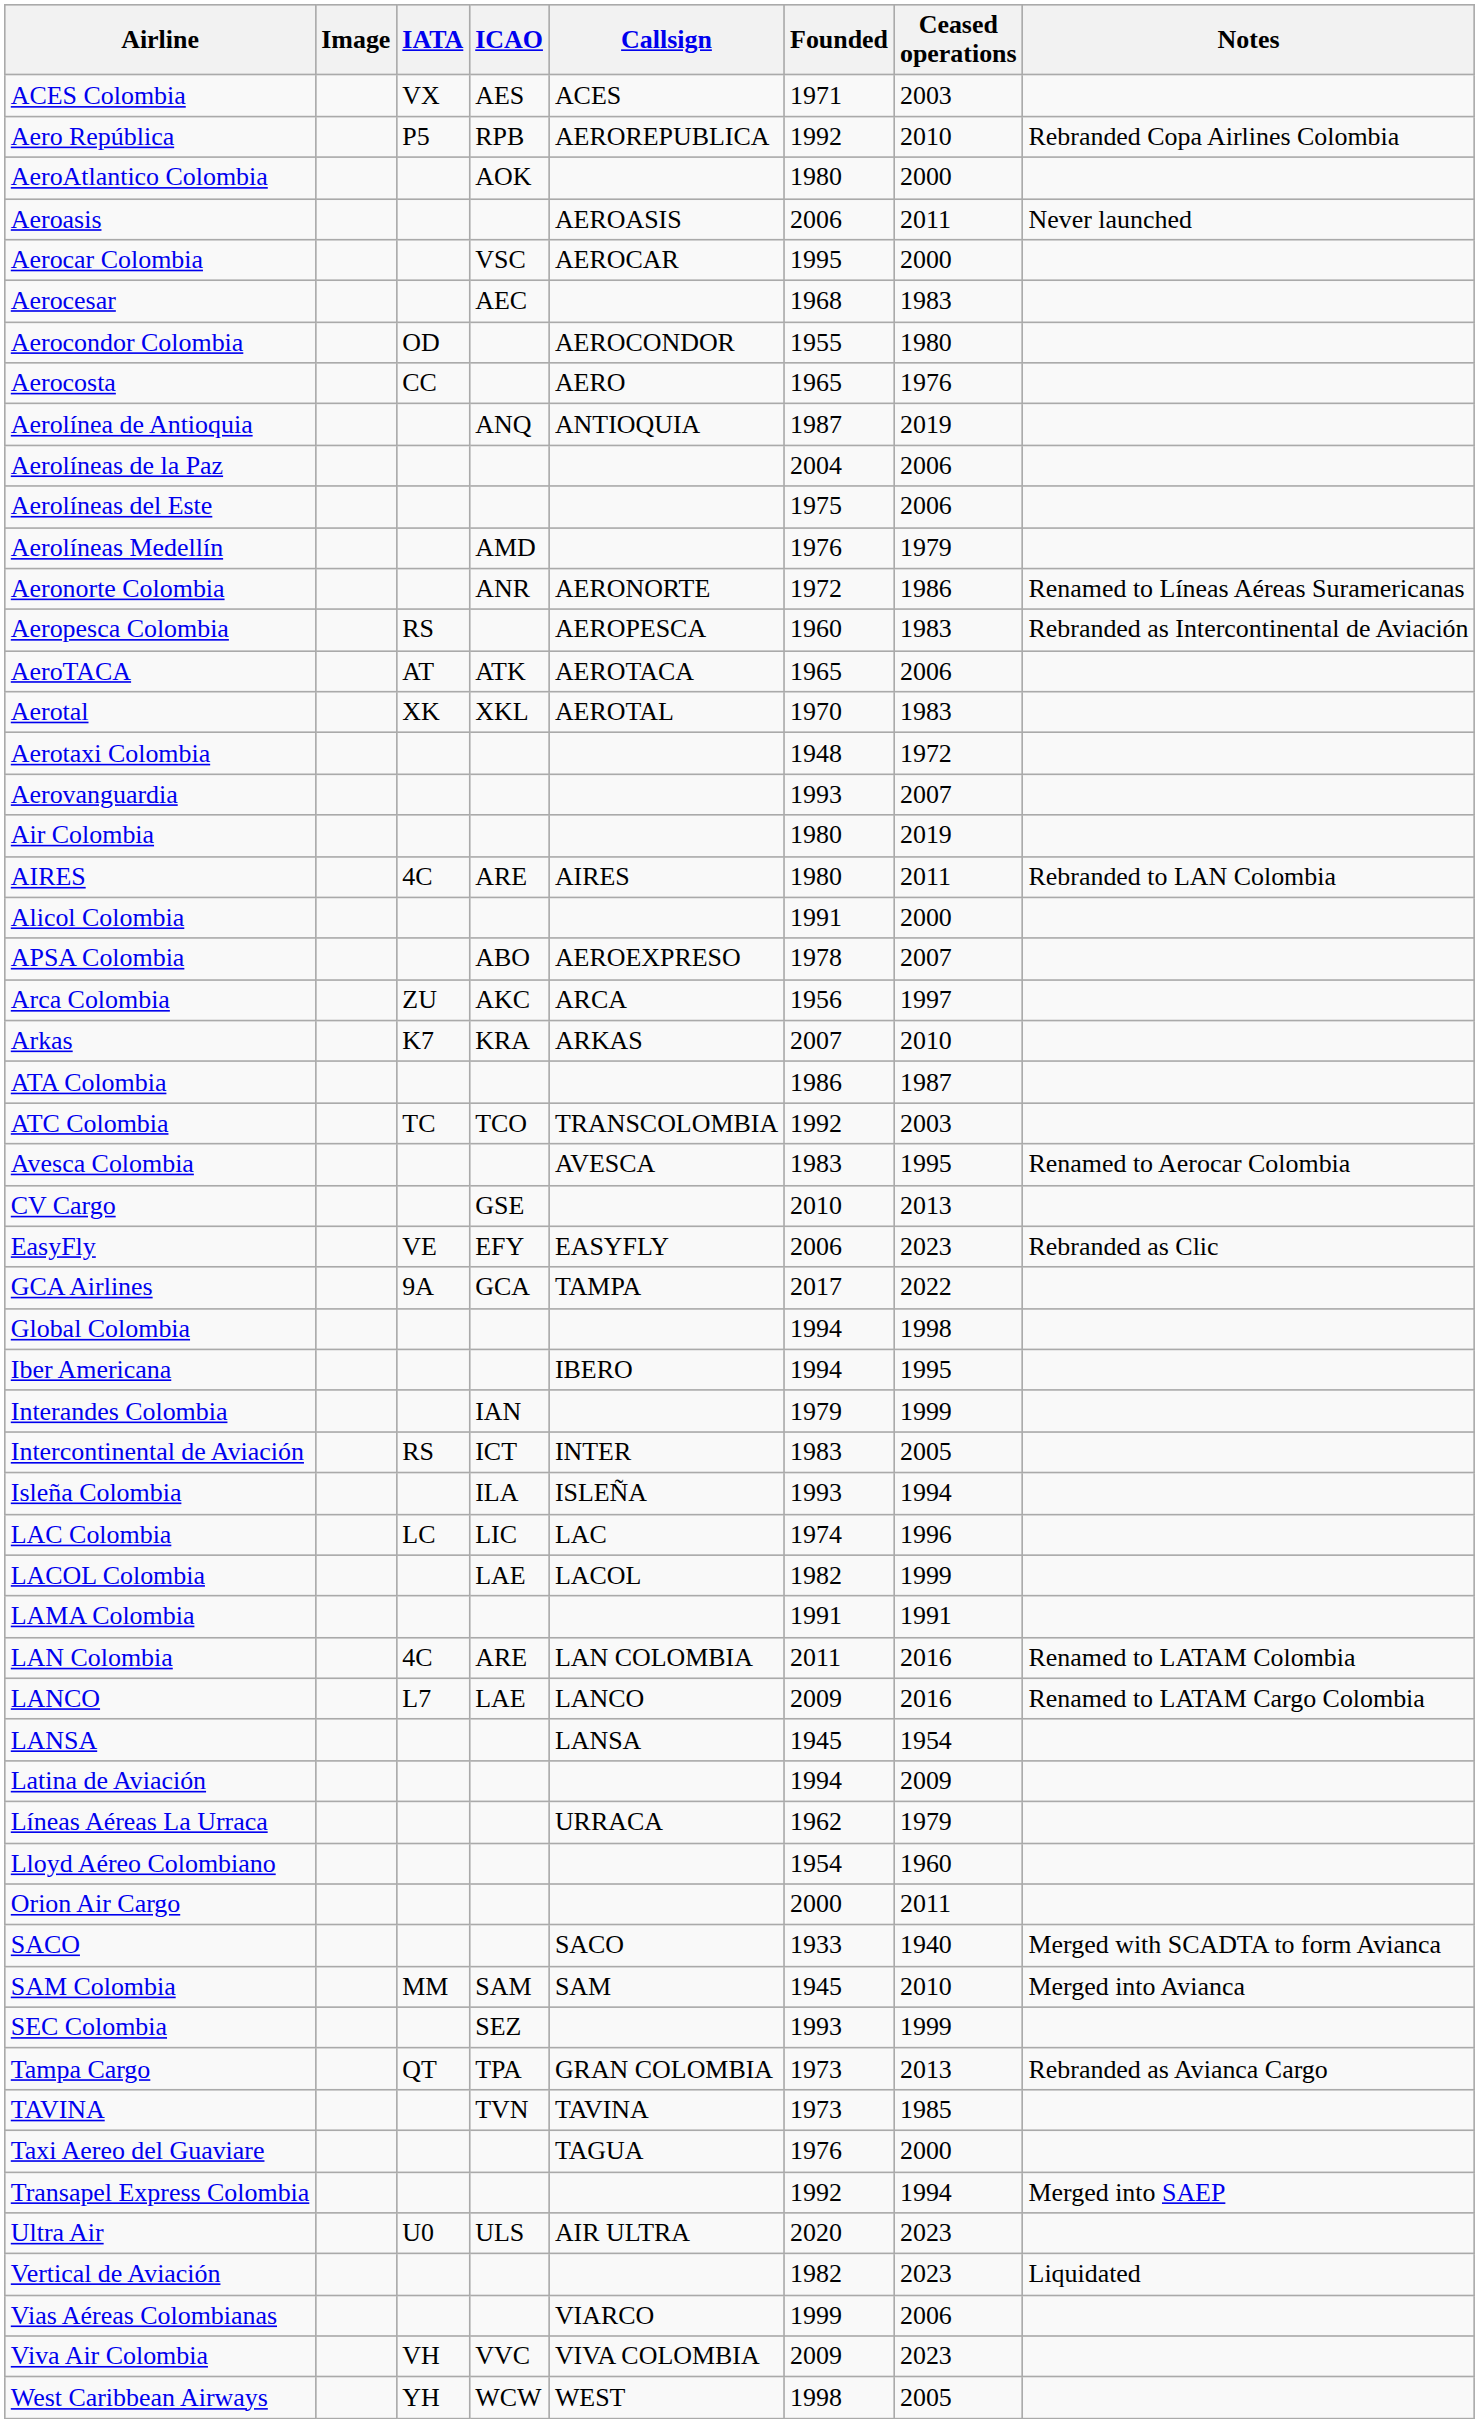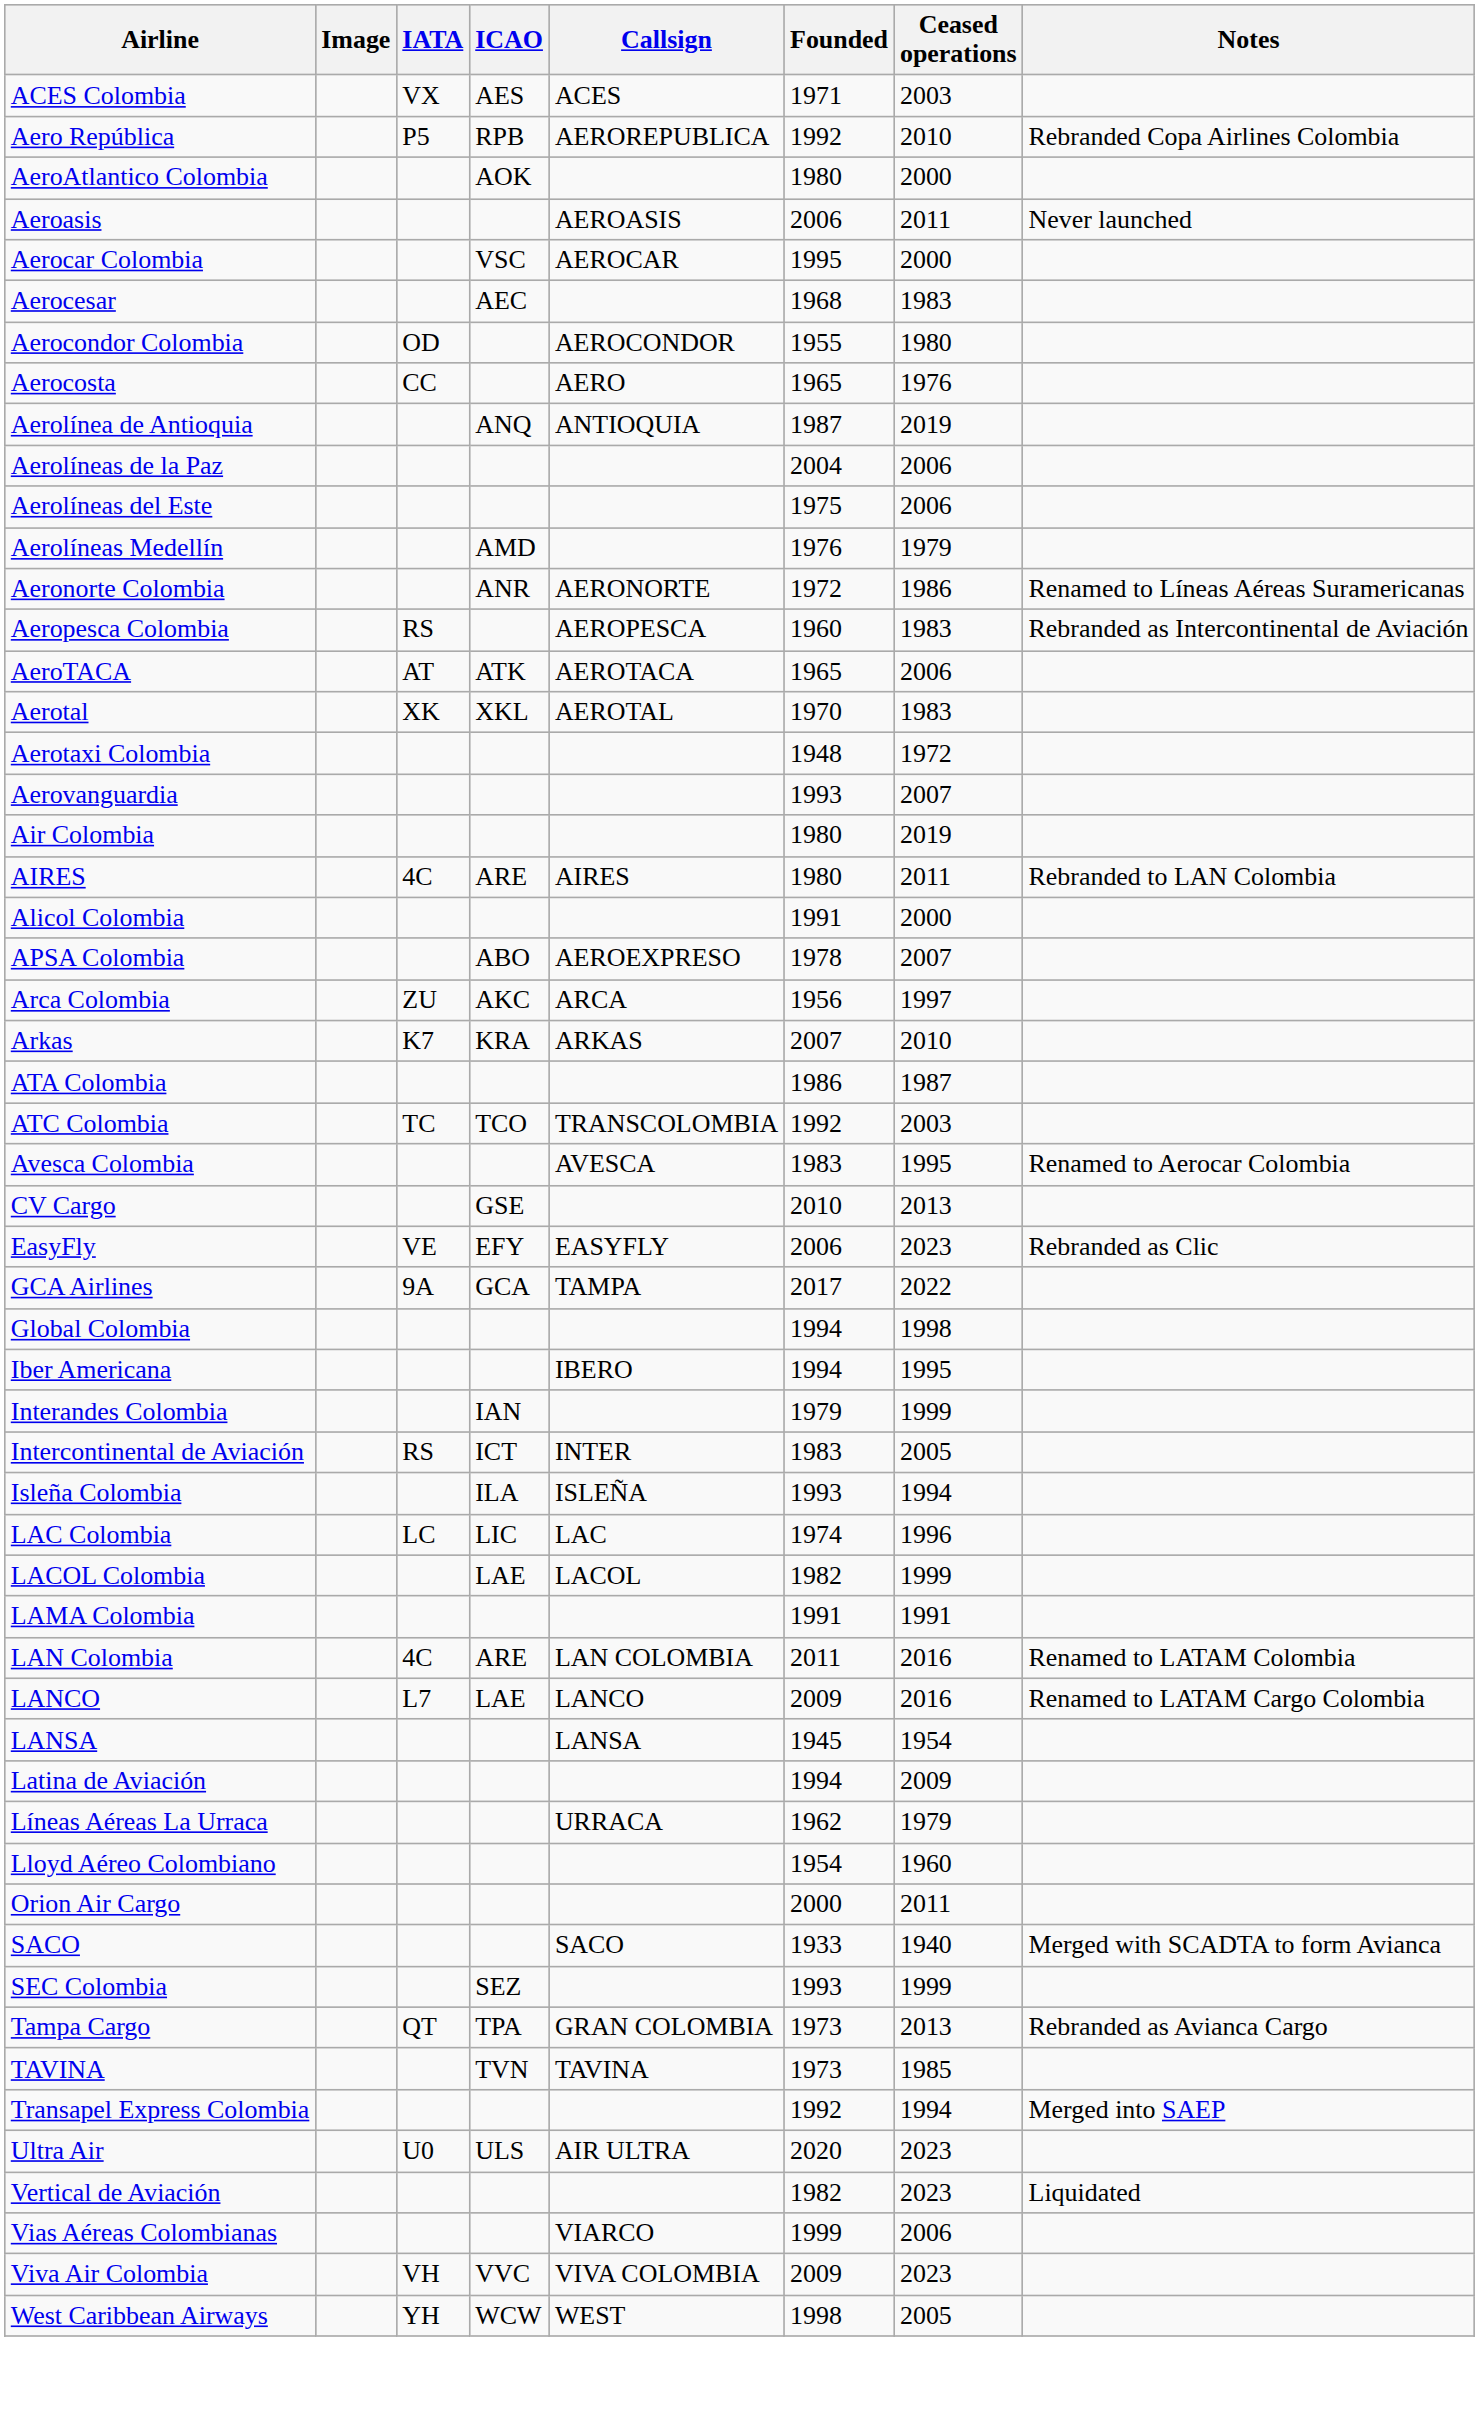- row: (93, 1986)
- row: (138, 2150)
